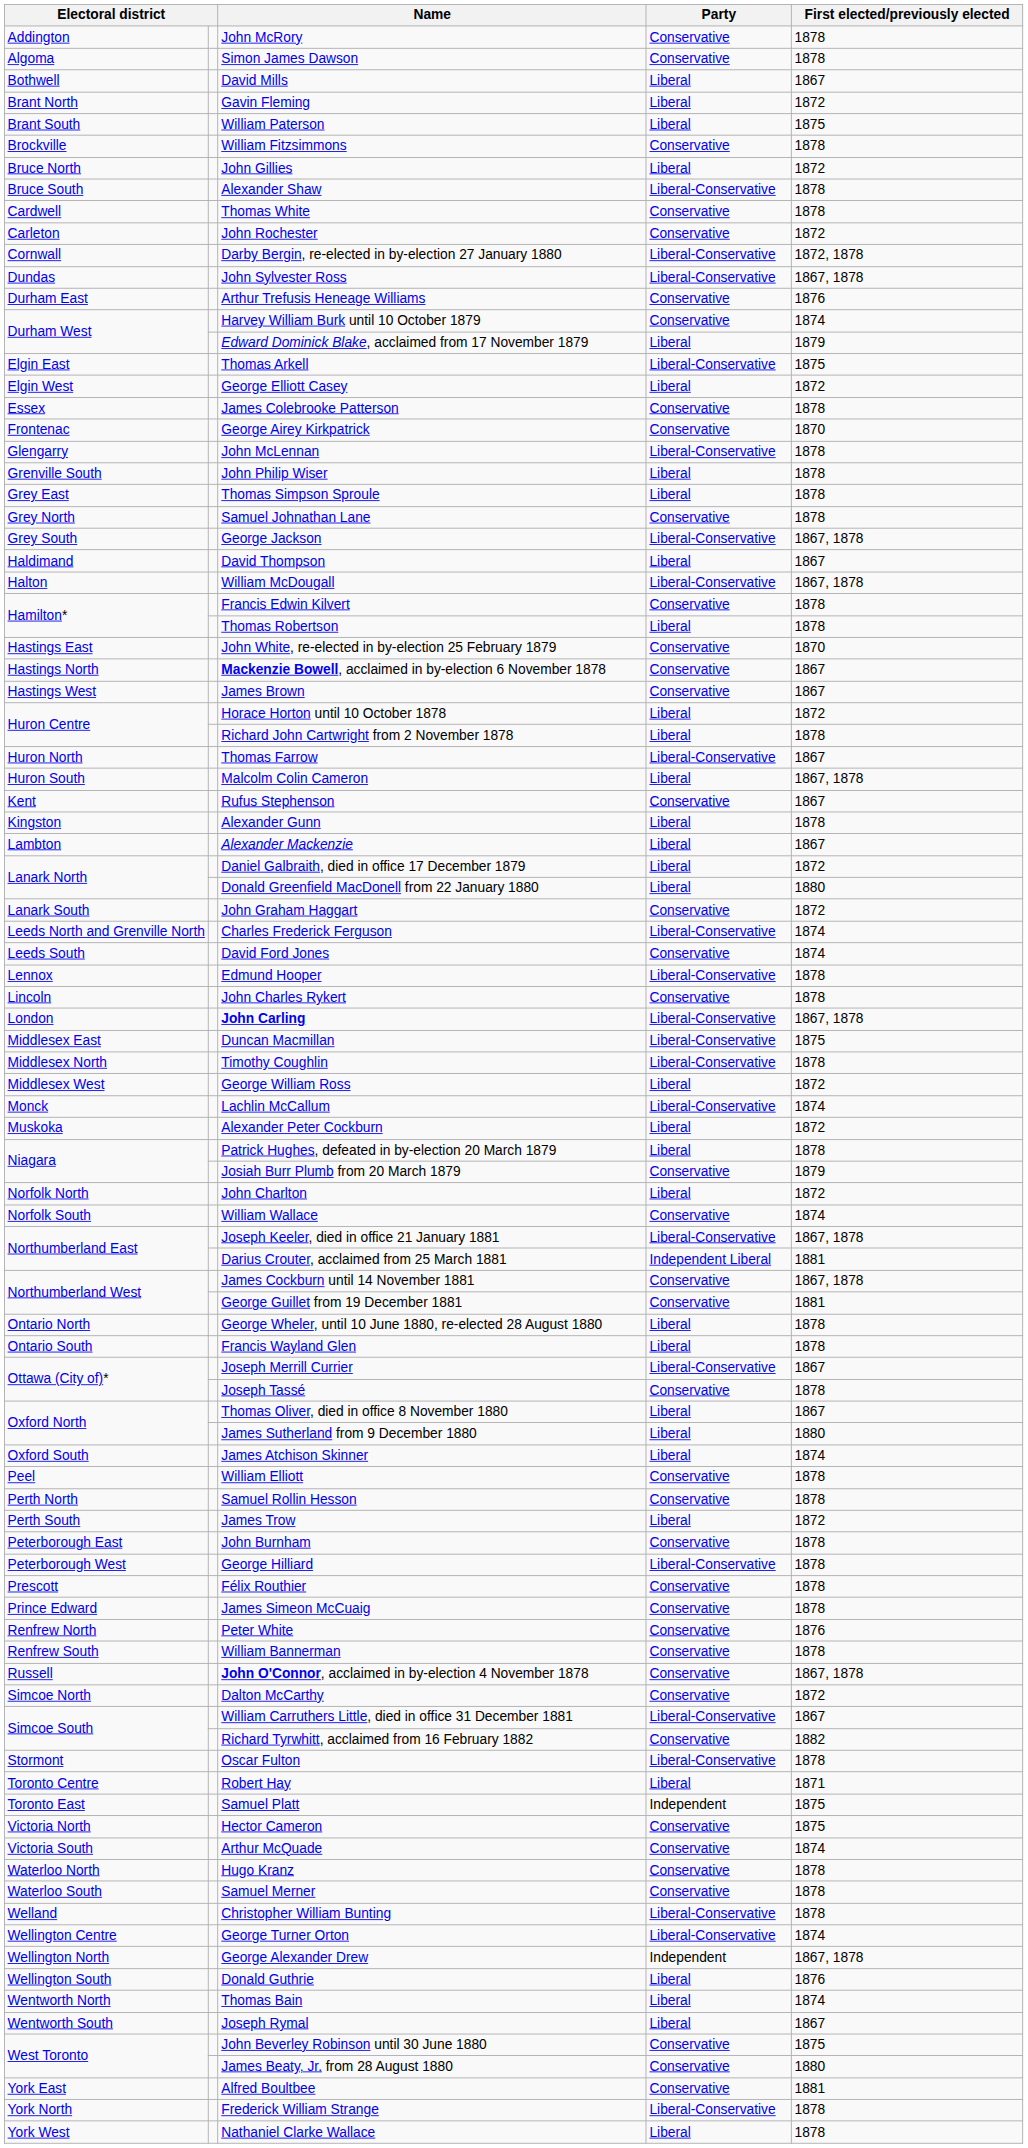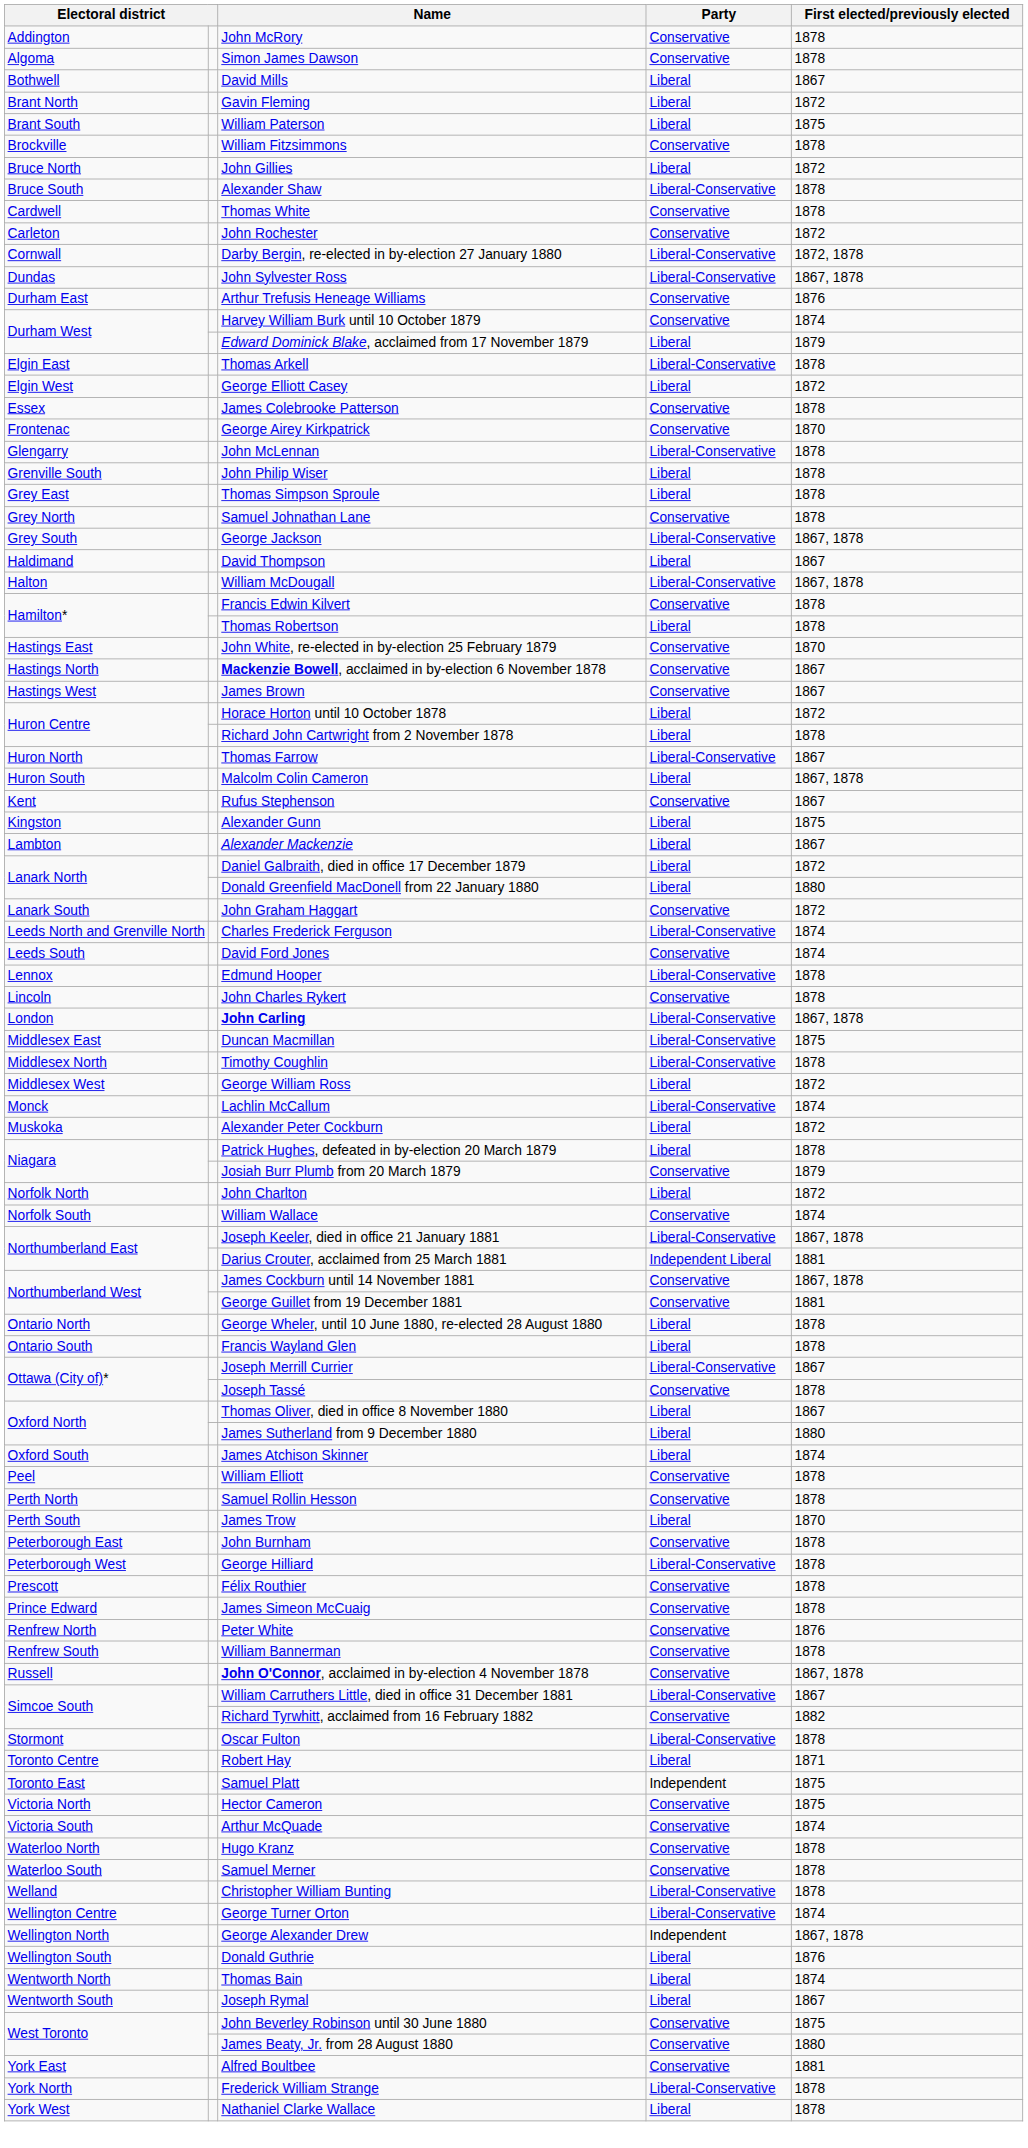(810, 364) 1875 -> (810, 364) 1878
(810, 822) 1878 -> (810, 822) 1875
(810, 1521) 1872 -> (810, 1521) 1870
- row: (273, 1695)
